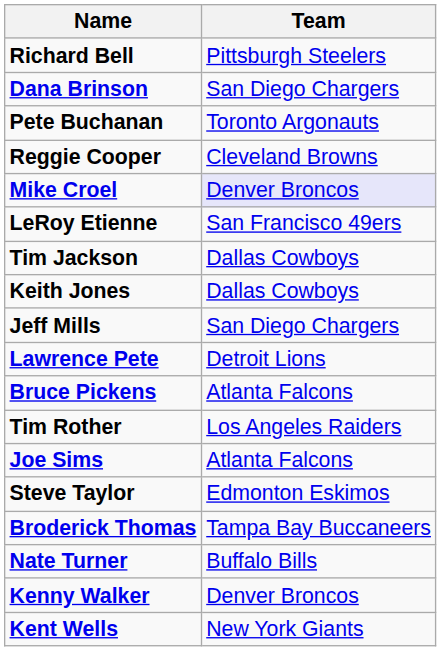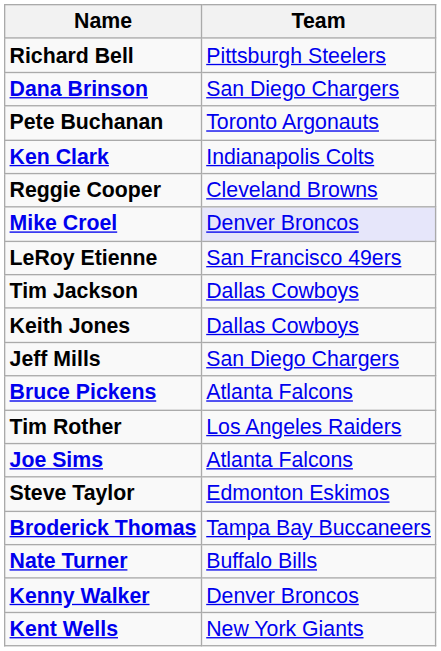+ row: (59, 156)
- row: (84, 358)
